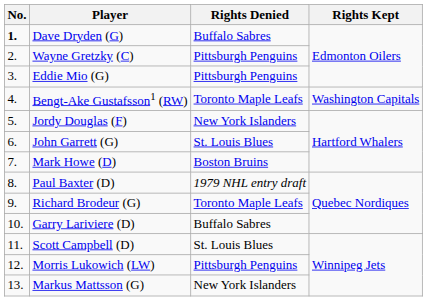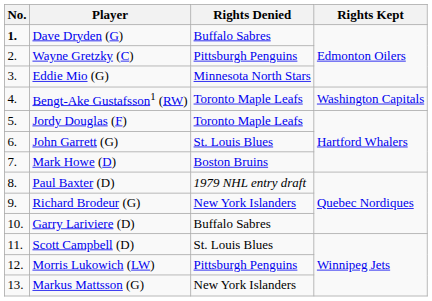(245, 76) Pittsburgh Penguins -> (252, 76) Minnesota North Stars
(245, 121) New York Islanders -> (248, 121) Toronto Maple Leafs
(248, 203) Toronto Maple Leafs -> (245, 203) New York Islanders
